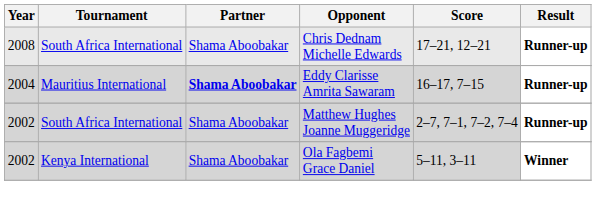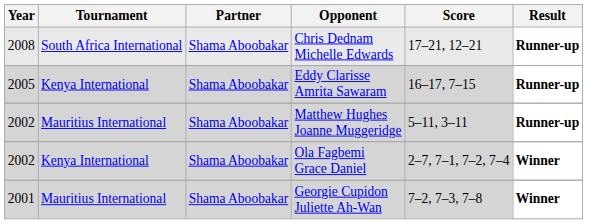(21, 84) 2004 -> (21, 84) 2005
(104, 84) Mauritius International -> (95, 84) Kenya International
(243, 84) bold -> (238, 84) normal
(112, 122) South Africa International -> (104, 122) Mauritius International
(467, 122) 2–7, 7–1, 7–2, 7–4 -> (438, 122) 5–11, 3–11
(446, 161) 5–11, 3–11 -> (459, 161) 2–7, 7–1, 7–2, 7–4
+ row: (341, 199)
